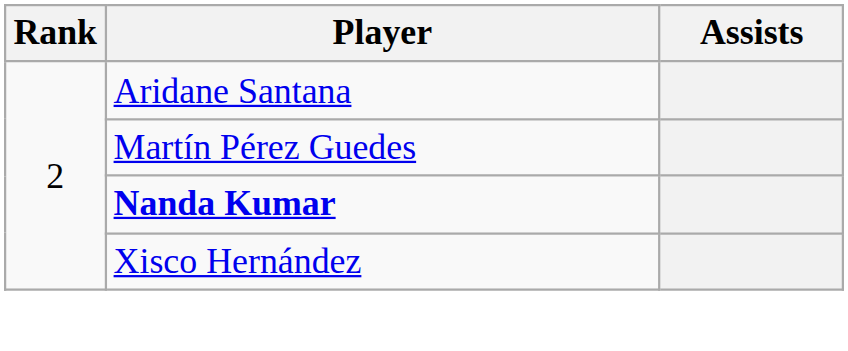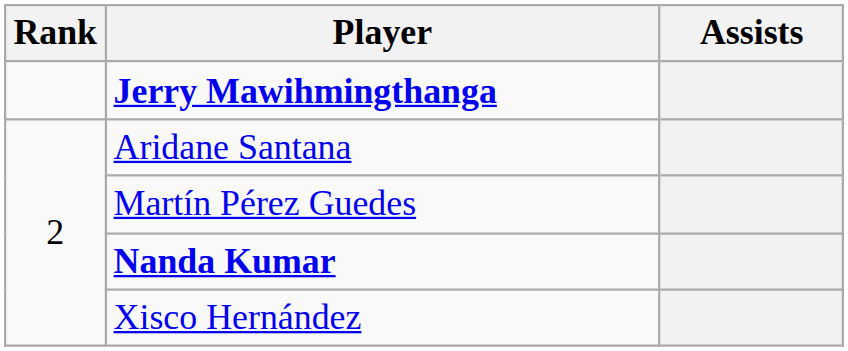+ row: (305, 89)
